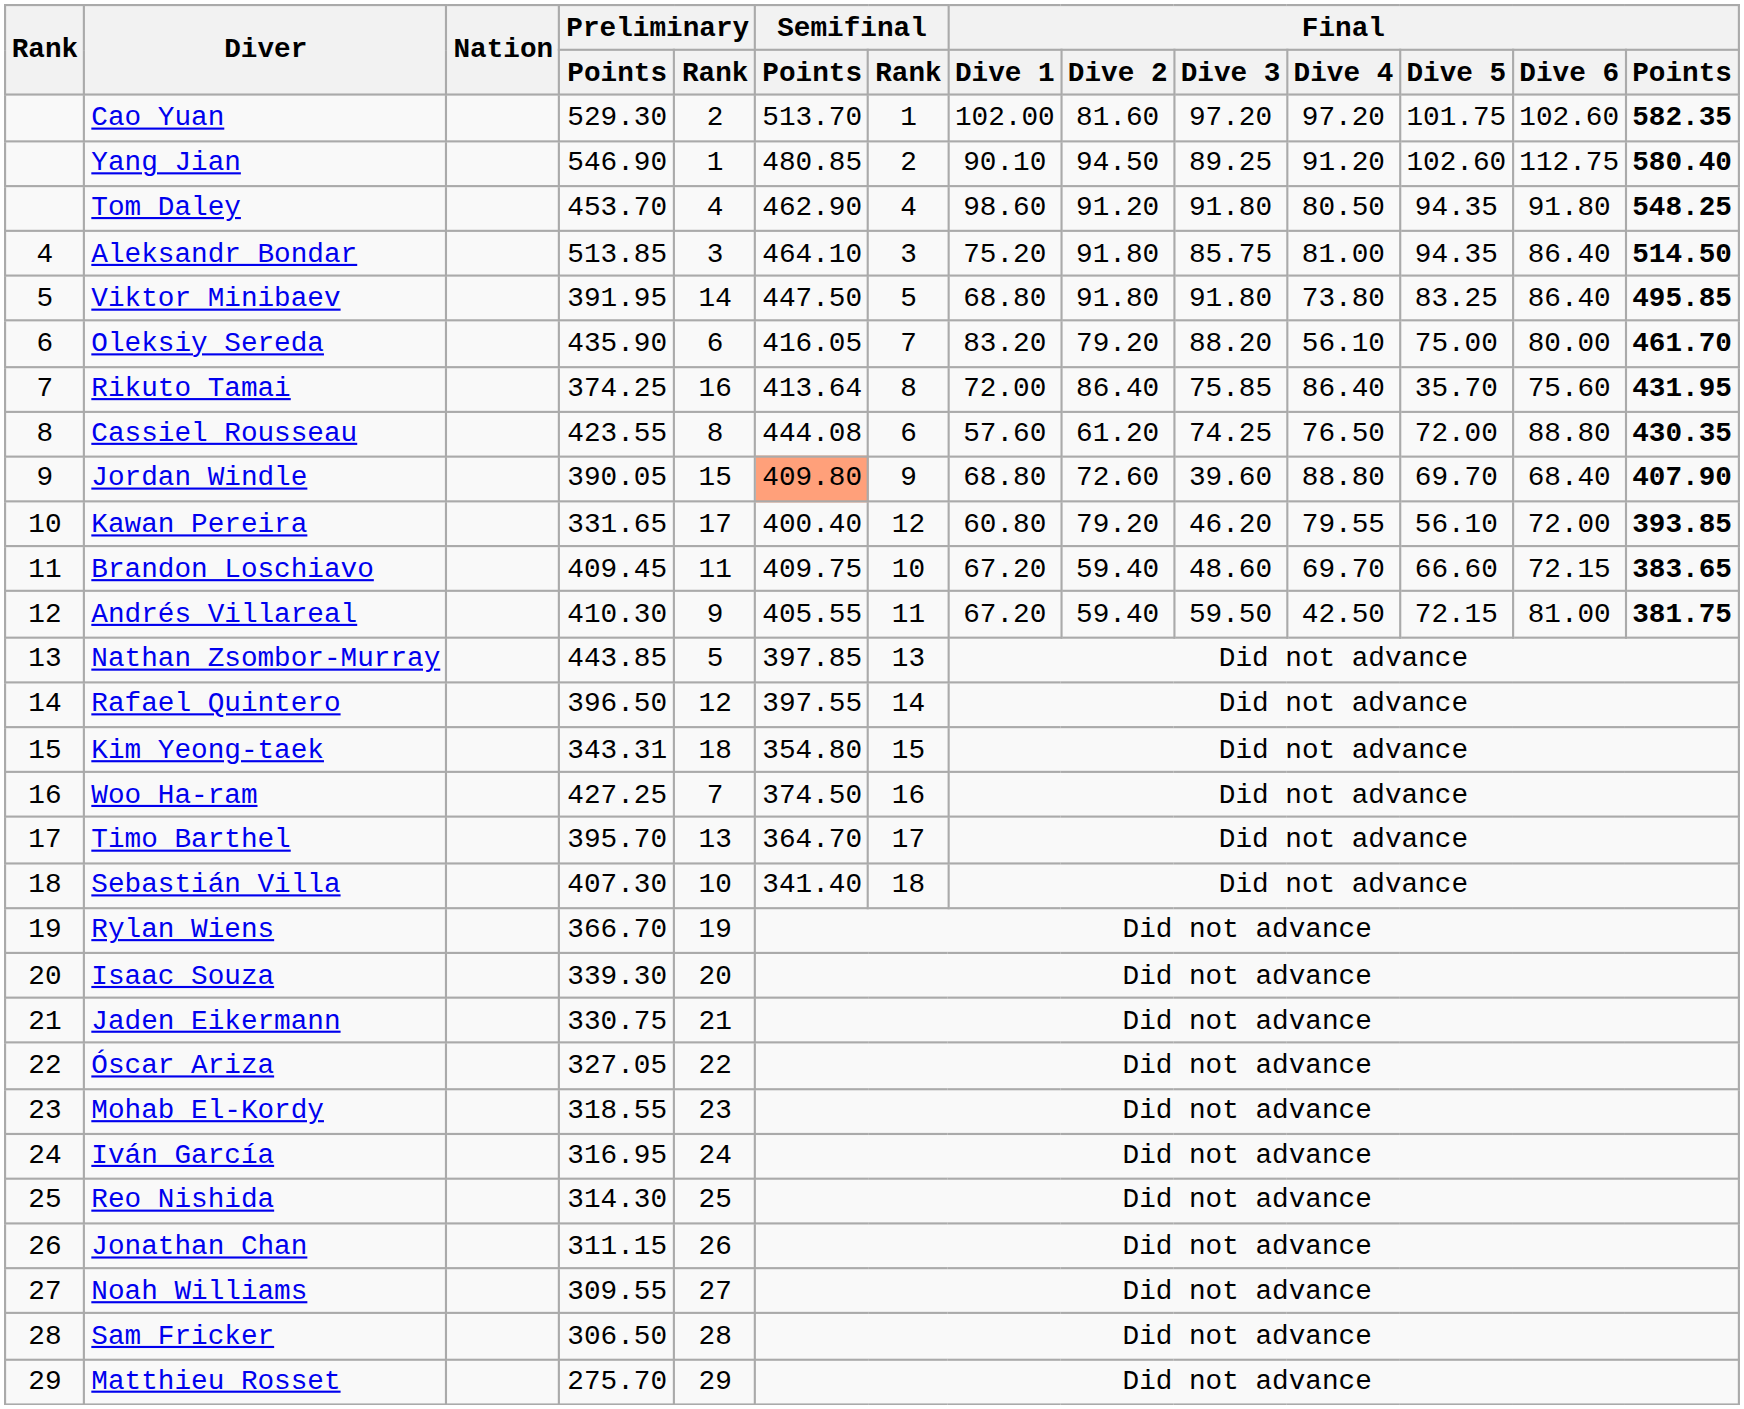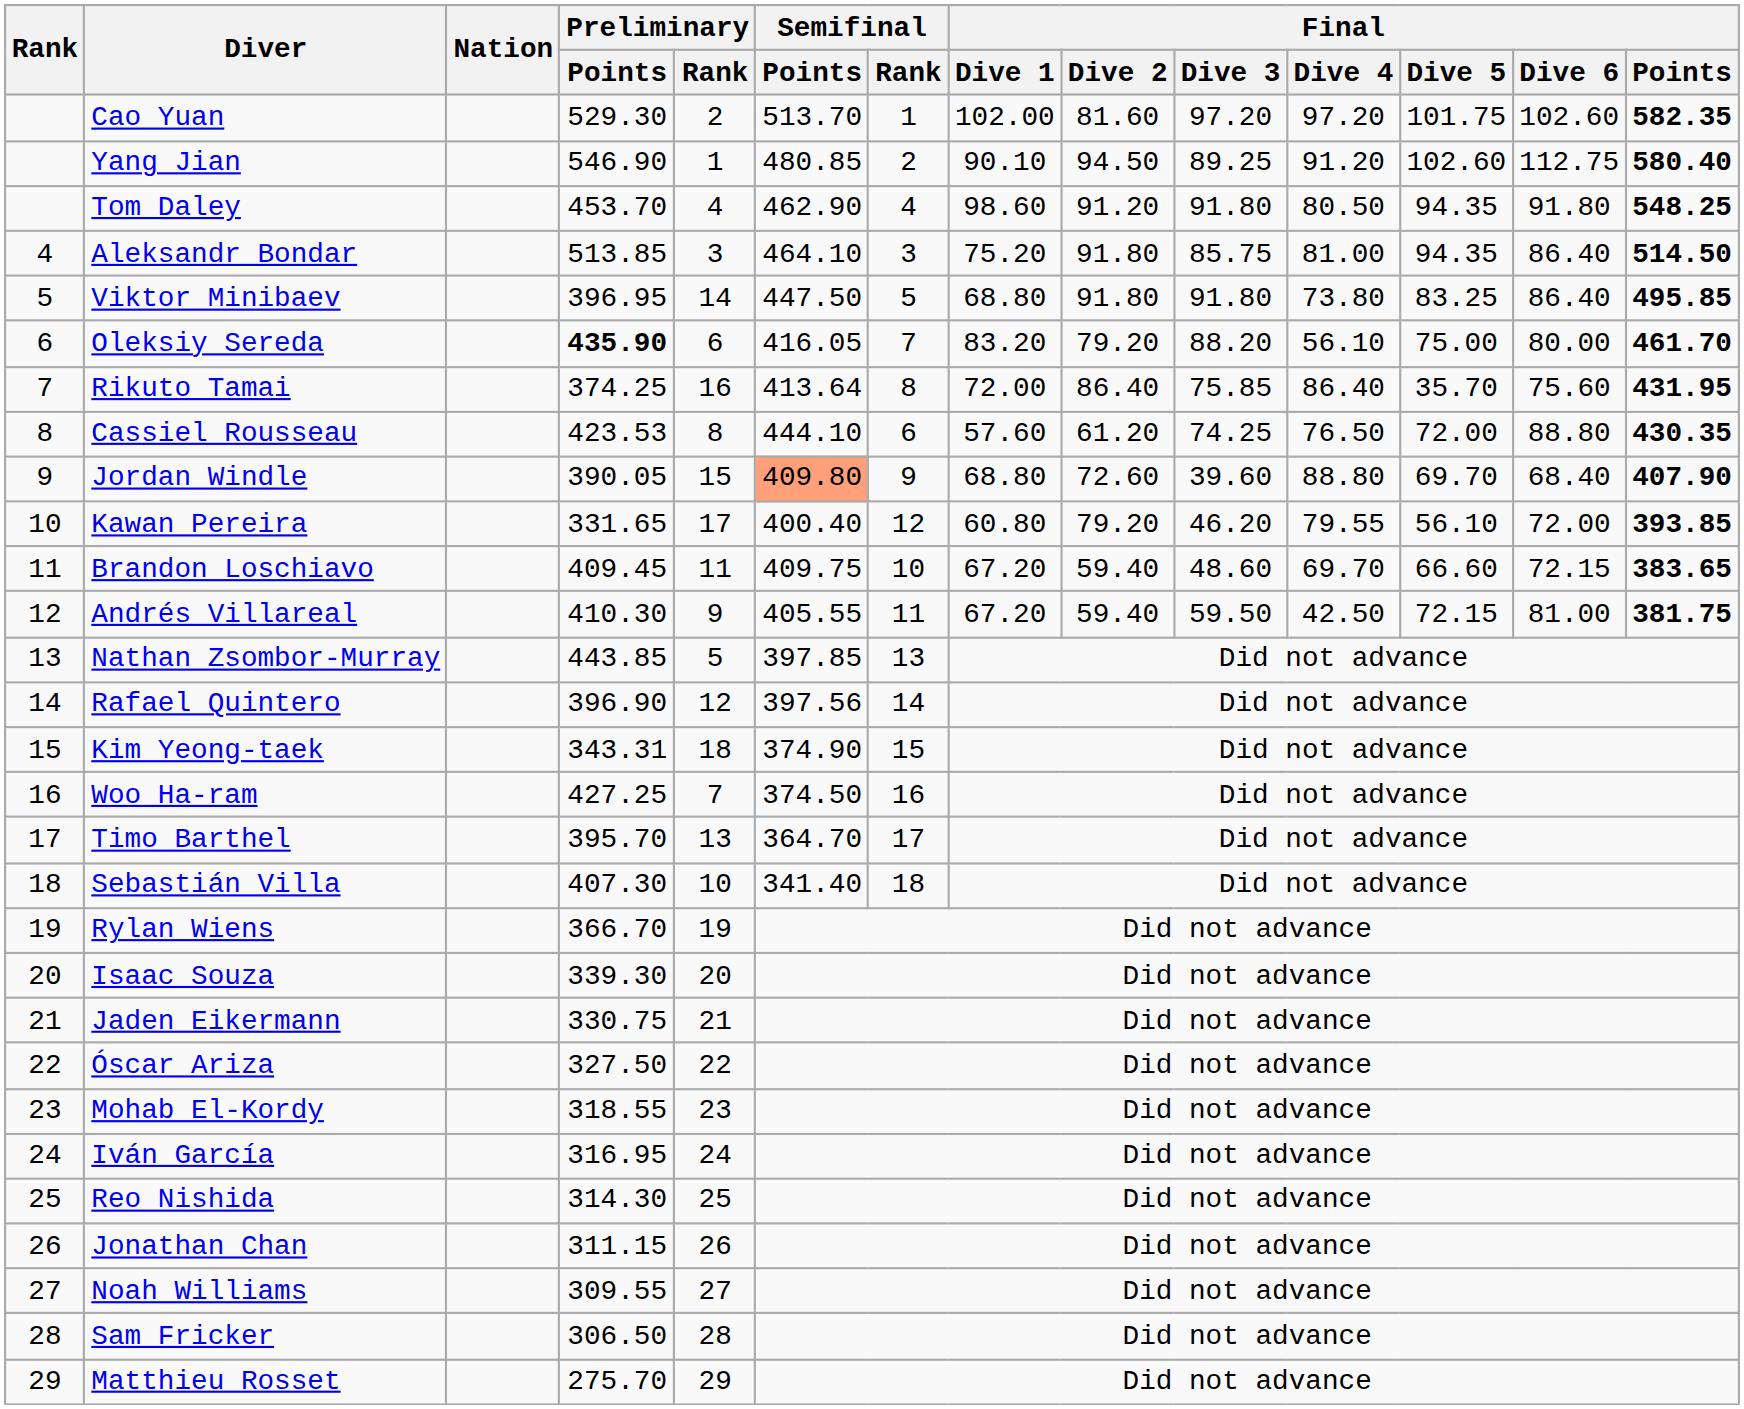(617, 298) 391.95 -> (617, 298) 396.95
(617, 344) normal -> (617, 344) bold
(617, 434) 423.55 -> (617, 434) 423.53
(812, 434) 444.08 -> (812, 434) 444.10
(617, 705) 396.50 -> (617, 705) 396.90
(812, 705) 397.55 -> (812, 705) 397.56
(812, 750) 354.80 -> (812, 750) 374.90
(617, 1066) 327.05 -> (617, 1066) 327.50
